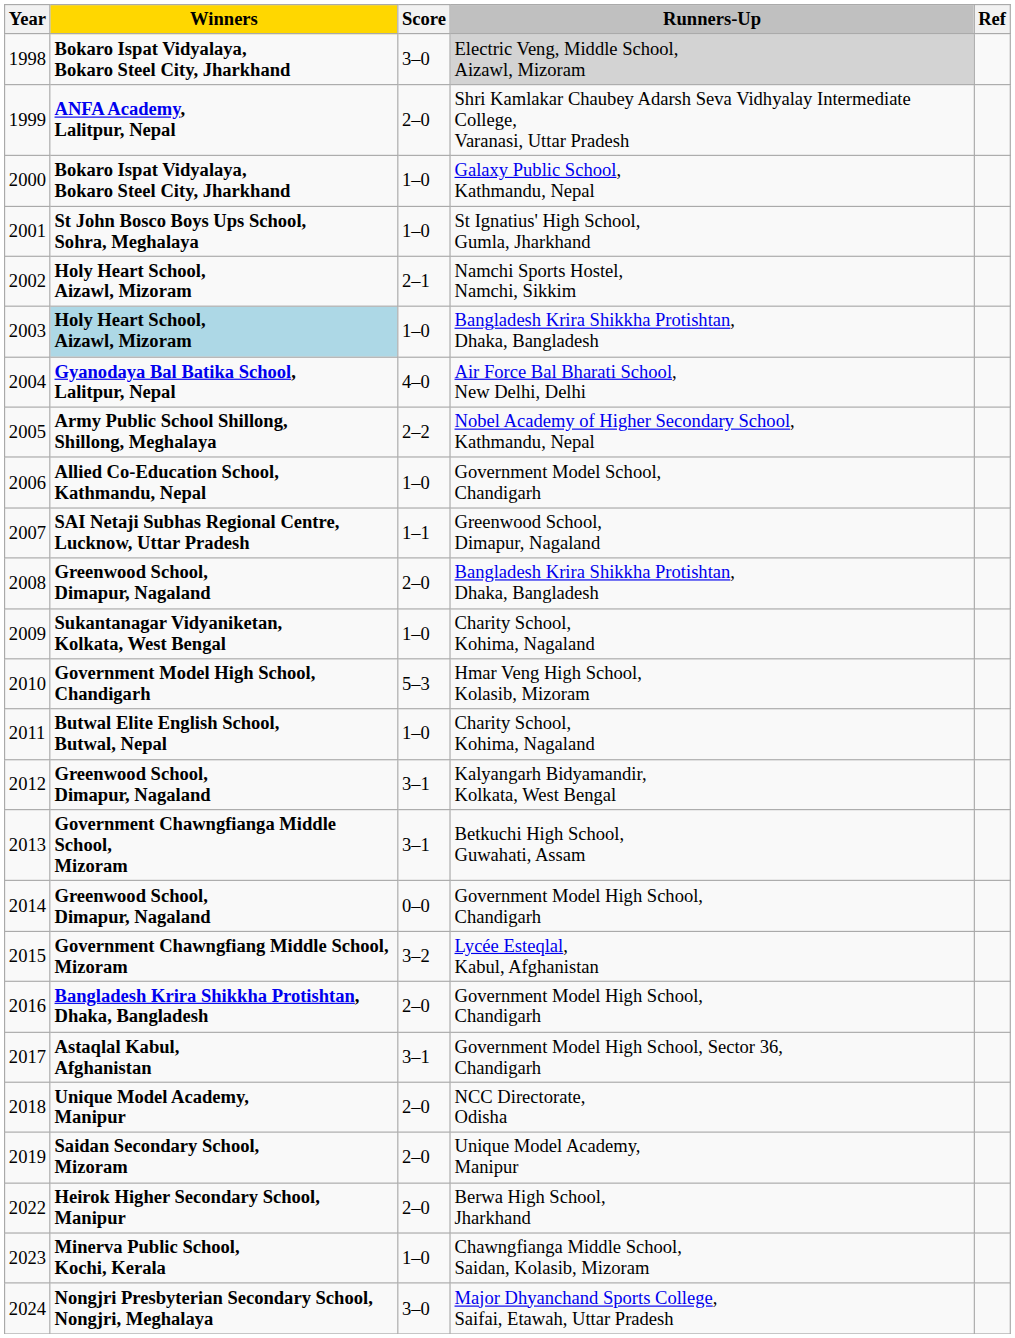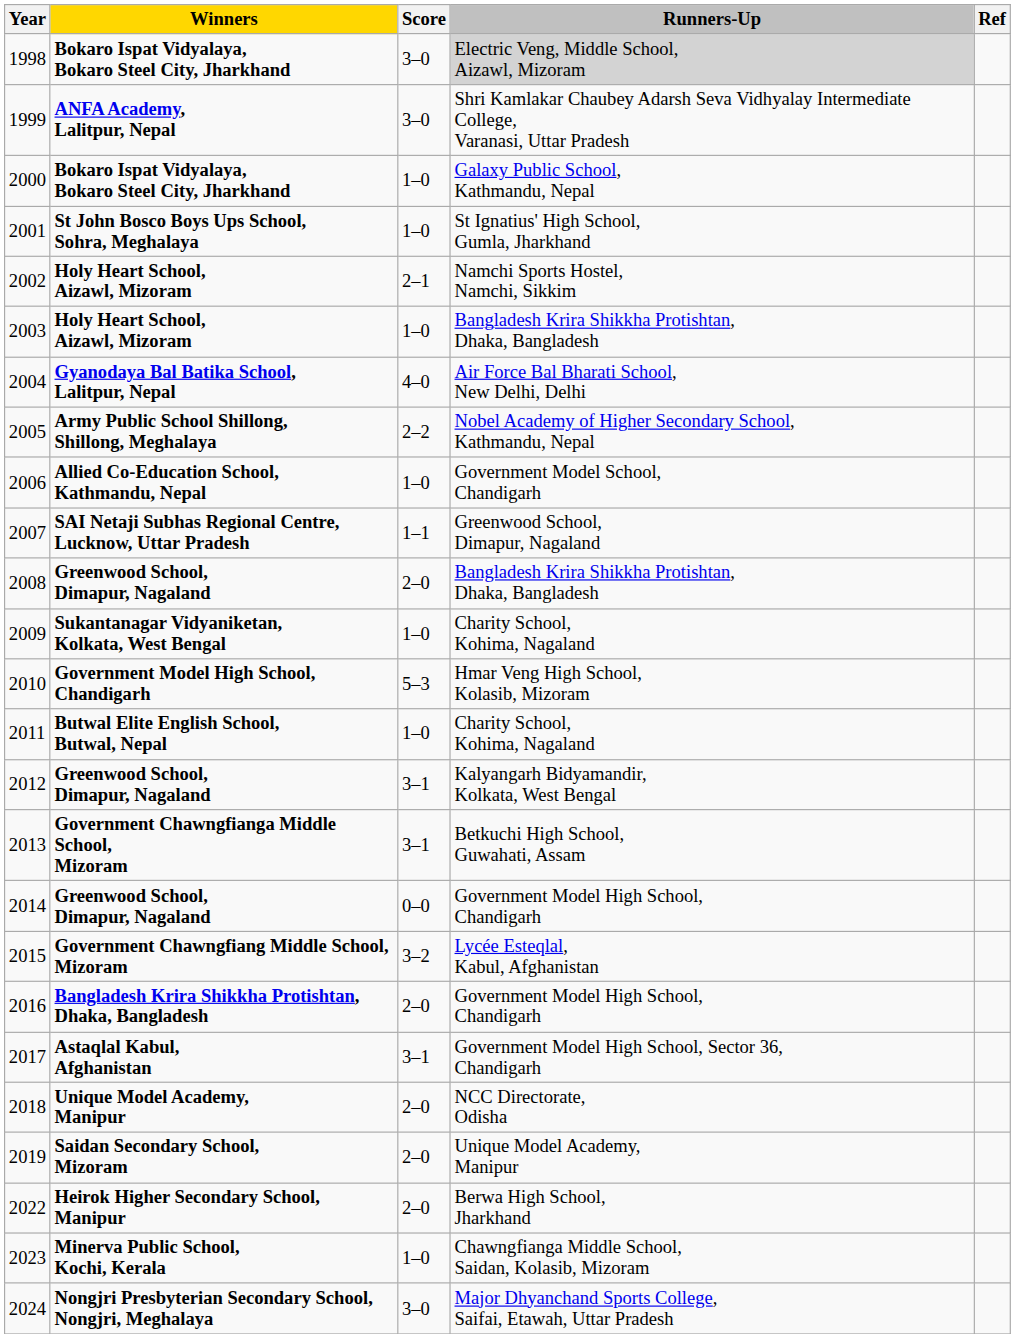(416, 119) 2–0 -> (416, 119) 3–0
(130, 331) lightblue background -> (130, 331) no background
